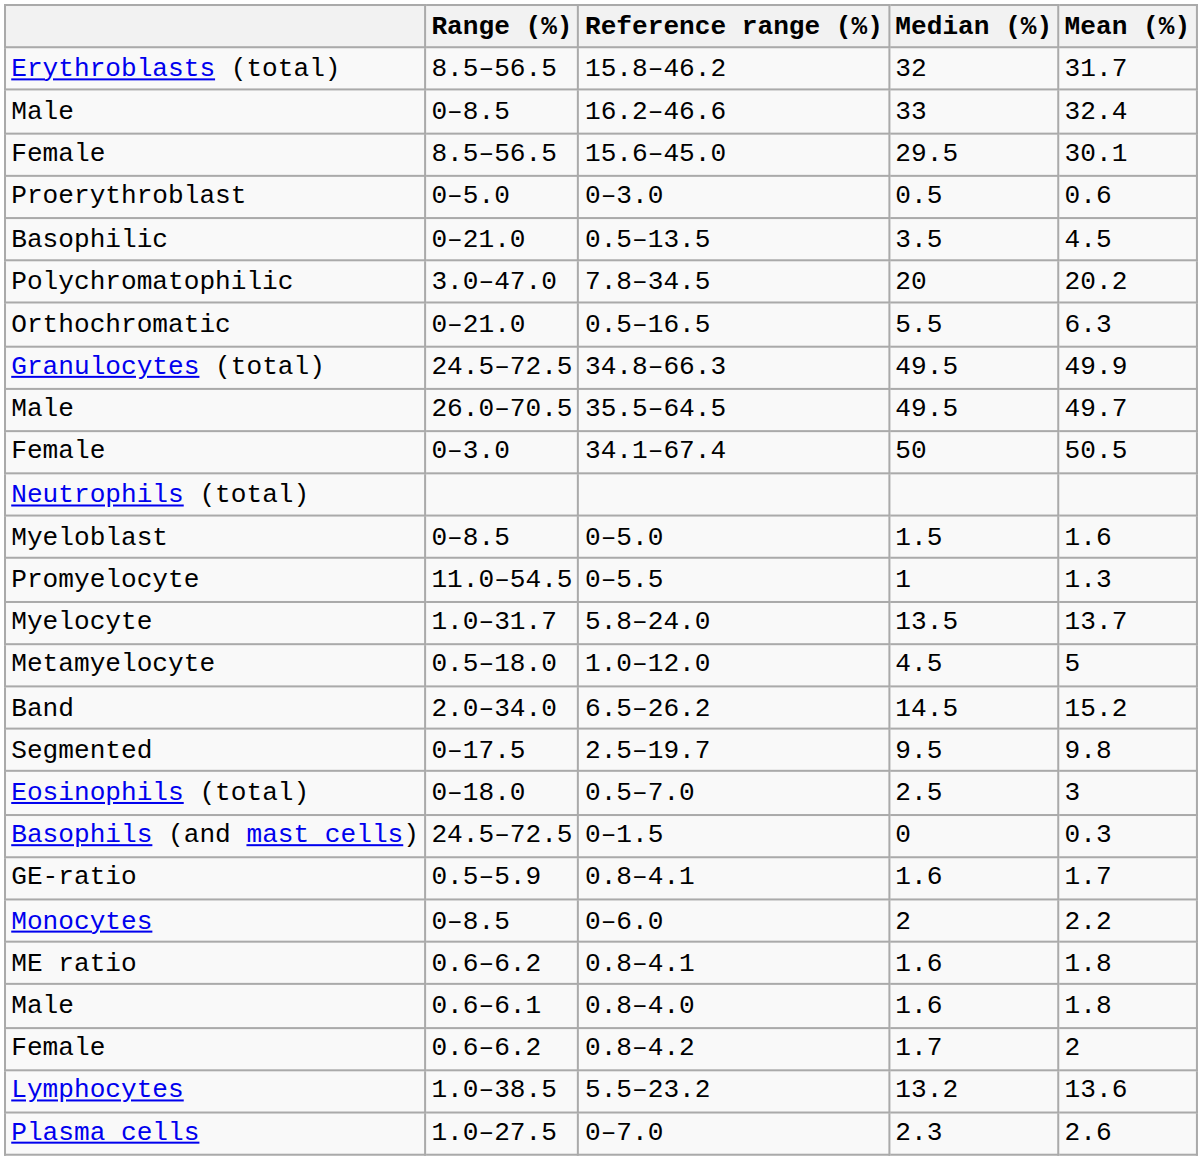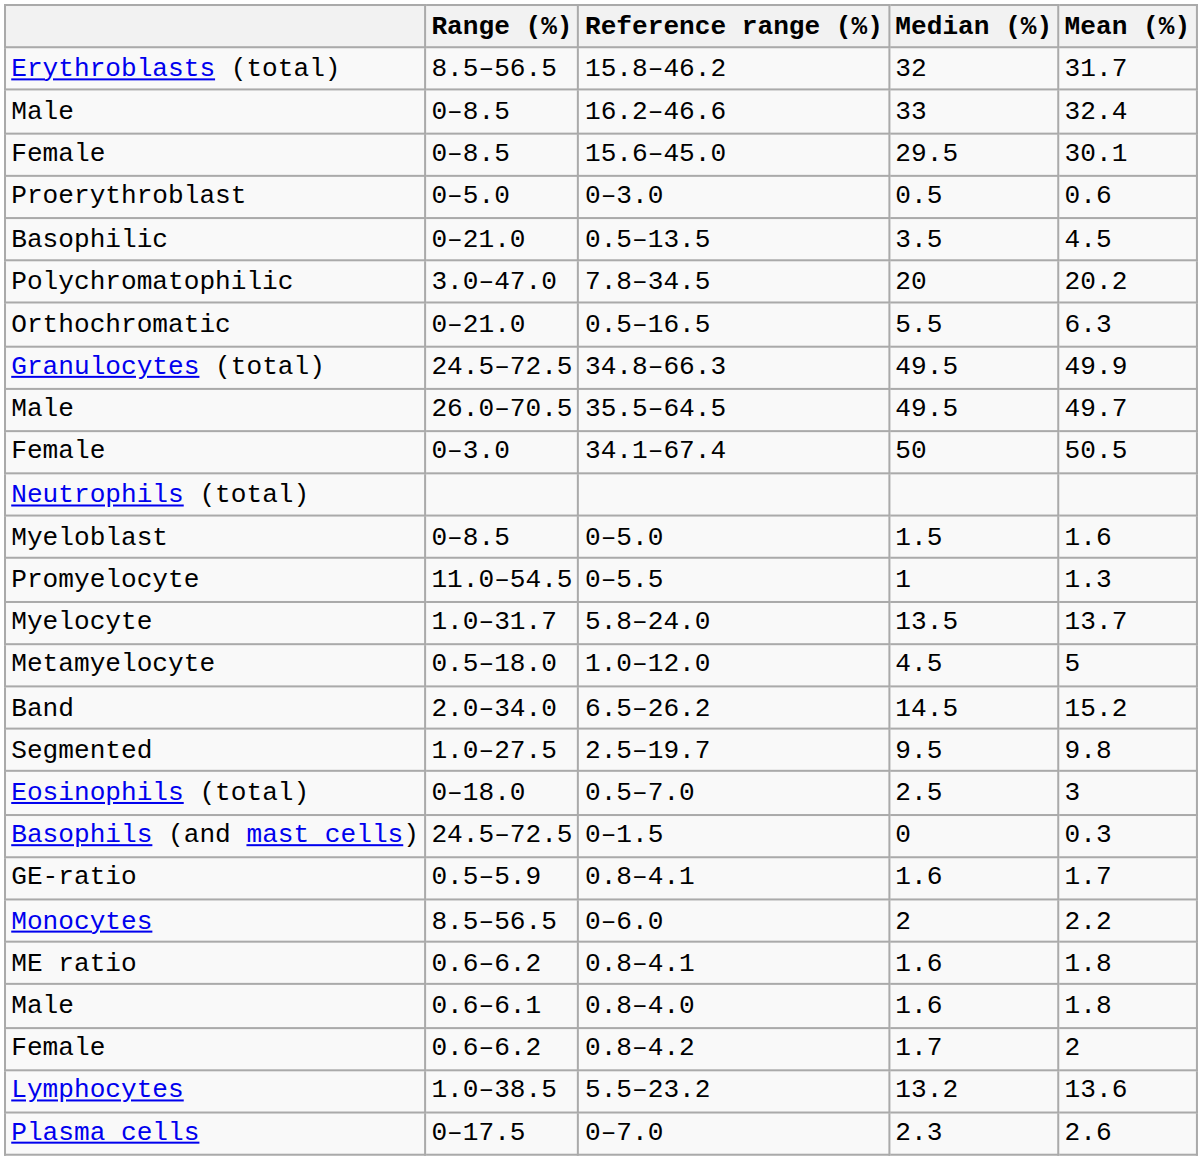(494, 154) 8.5–56.5 -> (471, 154) 0–8.5
(478, 750) 0–17.5 -> (494, 750) 1.0–27.5
(471, 921) 0–8.5 -> (494, 921) 8.5–56.5
(494, 1134) 1.0–27.5 -> (478, 1134) 0–17.5
